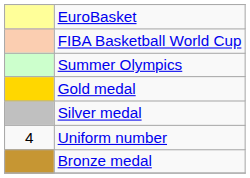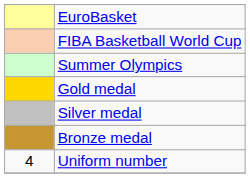rows swapped: (105, 162) <-> (112, 138)
